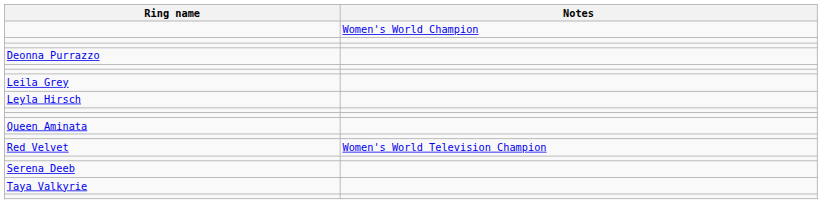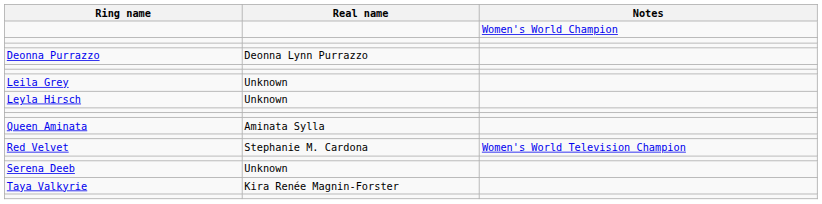+ column: (361, 13)
